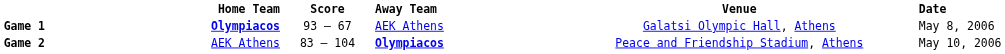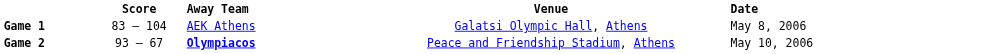- column: (249, 9)
(327, 26) 93 – 67 -> (139, 26) 83 – 104
(327, 43) 83 – 104 -> (139, 43) 93 – 67
